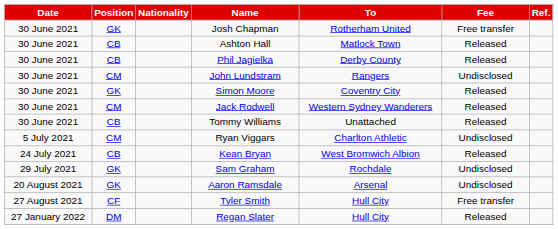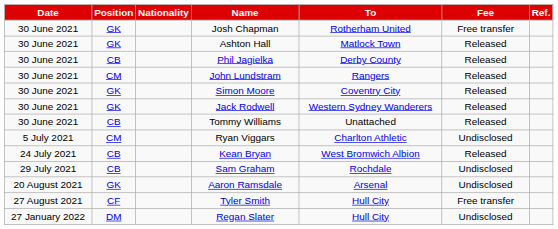(114, 44) CB -> (114, 44) GK
(486, 75) Undisclosed -> (486, 75) Released
(114, 107) CM -> (114, 107) GK
(114, 170) GK -> (114, 170) CB
(486, 217) Released -> (486, 217) Undisclosed
